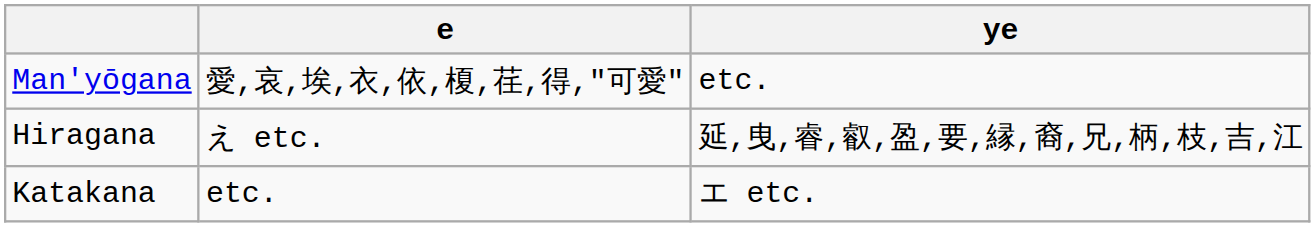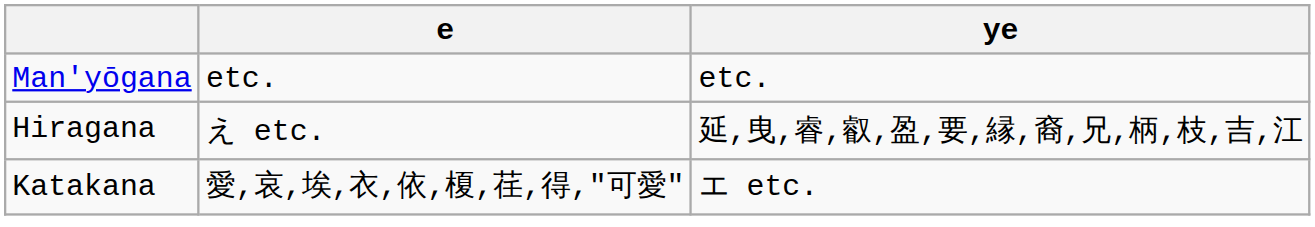(445, 83) 愛,哀,埃,衣,依,榎,荏,得,"可愛" -> (242, 78) etc.
(242, 193) etc. -> (445, 187) 愛,哀,埃,衣,依,榎,荏,得,"可愛"
